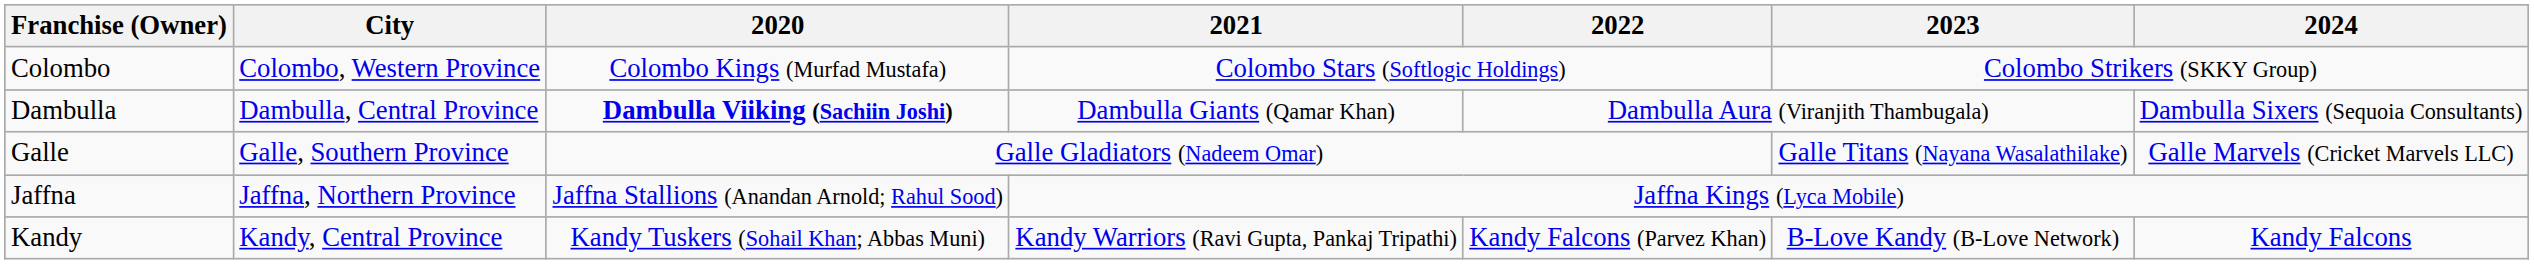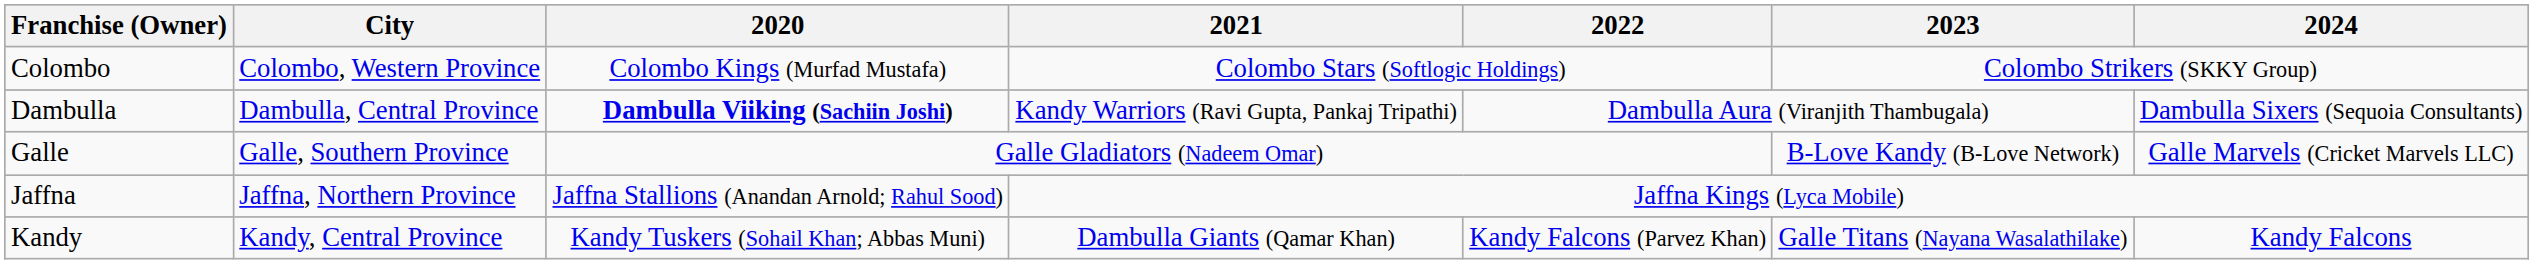(1236, 110) Dambulla Giants (Qamar Khan) -> (1236, 110) Kandy Warriors (Ravi Gupta, Pankaj Tripathi)
(1953, 152) Galle Titans (Nayana Wasalathilake) -> (1953, 152) B-Love Kandy (B-Love Network)
(1236, 237) Kandy Warriors (Ravi Gupta, Pankaj Tripathi) -> (1236, 237) Dambulla Giants (Qamar Khan)
(1953, 237) B-Love Kandy (B-Love Network) -> (1953, 237) Galle Titans (Nayana Wasalathilake)
